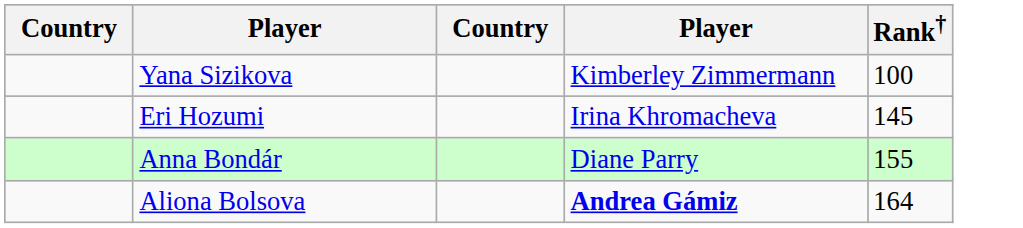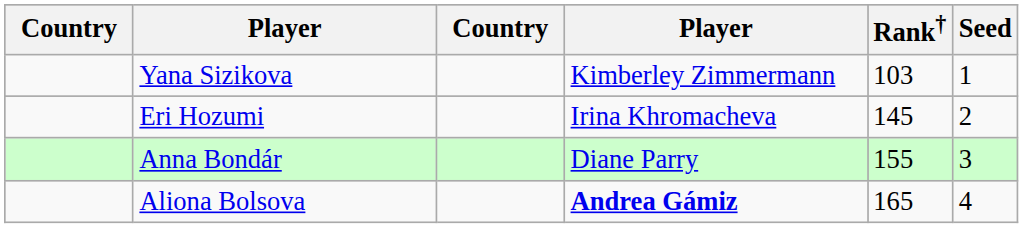+ column: (985, 29)
(893, 74) 100 -> (893, 74) 103
(893, 201) 164 -> (893, 201) 165
